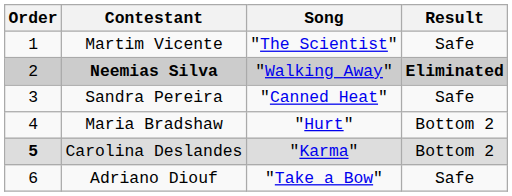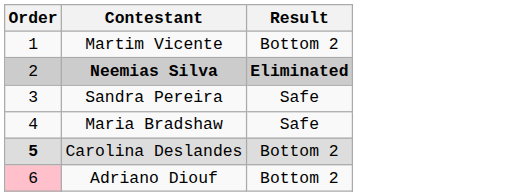- column: (324, 18)
(455, 45) Safe -> (299, 45) Bottom 2
(455, 125) Bottom 2 -> (299, 125) Safe
(33, 178) no background -> (33, 178) pink background
(455, 178) Safe -> (299, 178) Bottom 2
